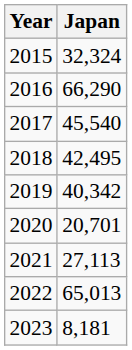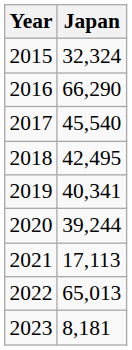(92, 191) 40,342 -> (92, 191) 40,341
(92, 225) 20,701 -> (92, 225) 39,244
(91, 259) 27,113 -> (91, 259) 17,113
